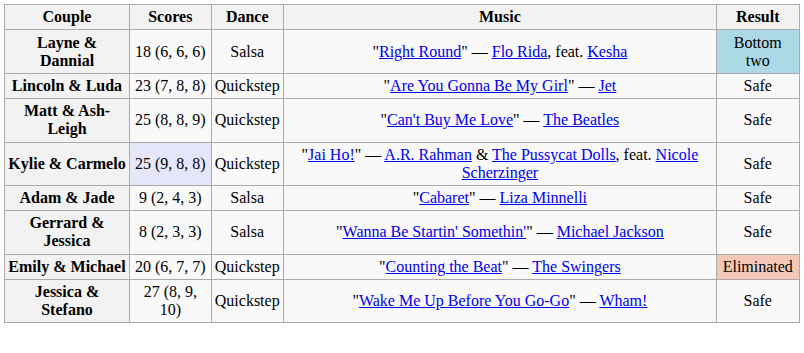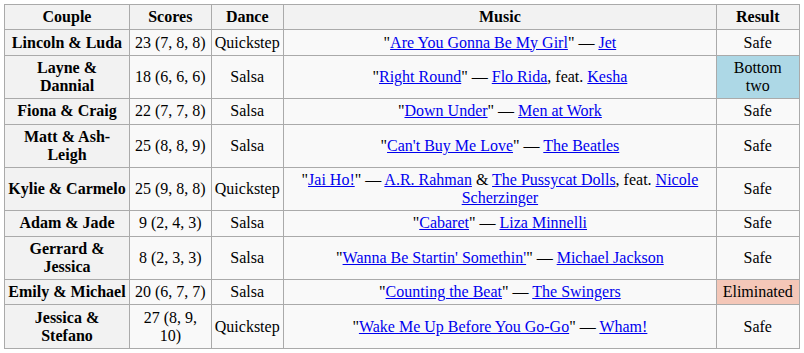rows swapped: (67, 51) <-> (67, 85)
+ row: (67, 111)
(247, 120) Quickstep -> (247, 145) Salsa
(170, 163) lavender background -> (170, 189) no background
(247, 266) Quickstep -> (247, 292) Salsa
